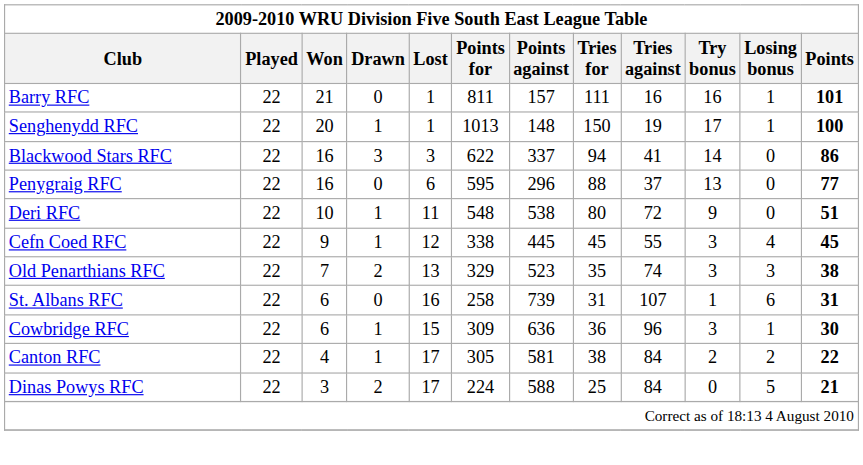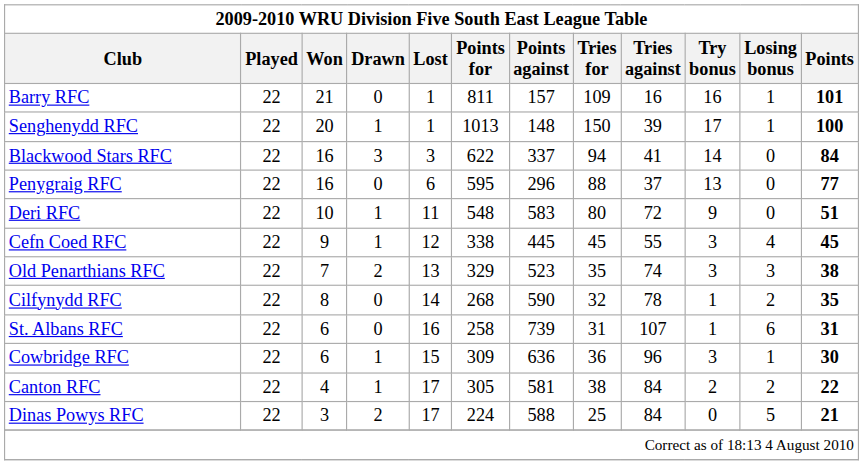(597, 97) 111 -> (597, 97) 109
(653, 126) 19 -> (653, 126) 39
(830, 155) 86 -> (830, 155) 84
(541, 213) 538 -> (541, 213) 583
+ row: (65, 300)
